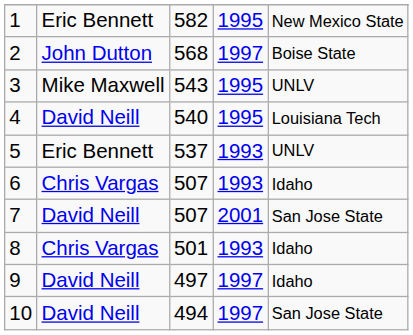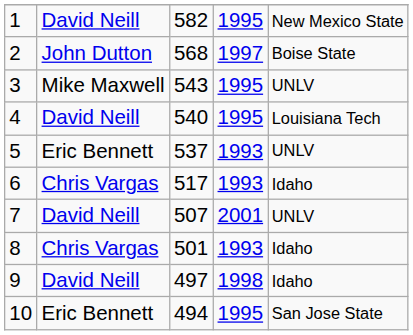(97, 20) Eric Bennett -> (91, 20) David Neill
(191, 183) 507 -> (191, 183) 517
(327, 216) San Jose State -> (293, 216) UNLV
(240, 280) 1997 -> (240, 280) 1998
(91, 313) David Neill -> (97, 313) Eric Bennett
(240, 313) 1997 -> (240, 313) 1995
